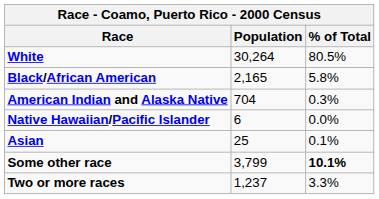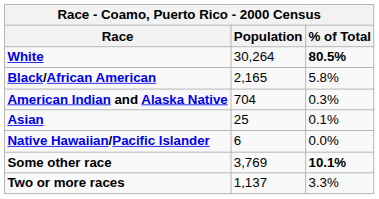(327, 57) normal -> (327, 57) bold
rows swapped: (26, 141) <-> (109, 120)
(250, 162) 3,799 -> (250, 162) 3,769
(250, 183) 1,237 -> (250, 183) 1,137
